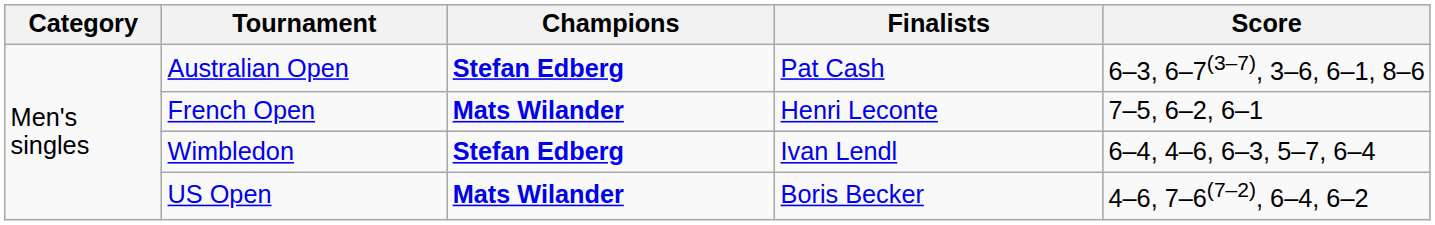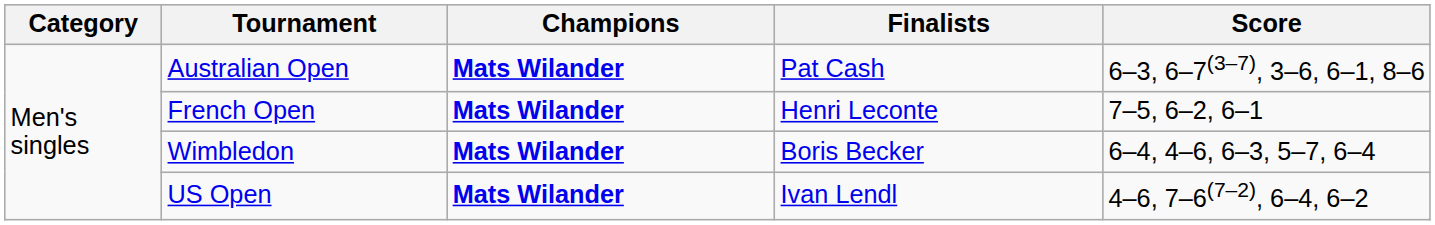(538, 68) Stefan Edberg -> (538, 68) Mats Wilander
(538, 151) Stefan Edberg -> (538, 151) Mats Wilander
(839, 151) Ivan Lendl -> (852, 151) Boris Becker
(852, 195) Boris Becker -> (839, 195) Ivan Lendl
